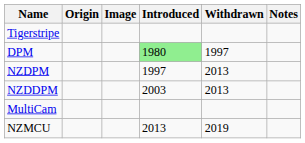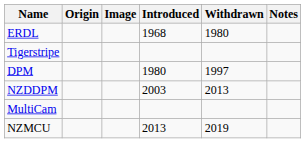+ row: (23, 33)
(154, 52) lightgreen background -> (154, 71) no background
- row: (28, 71)
